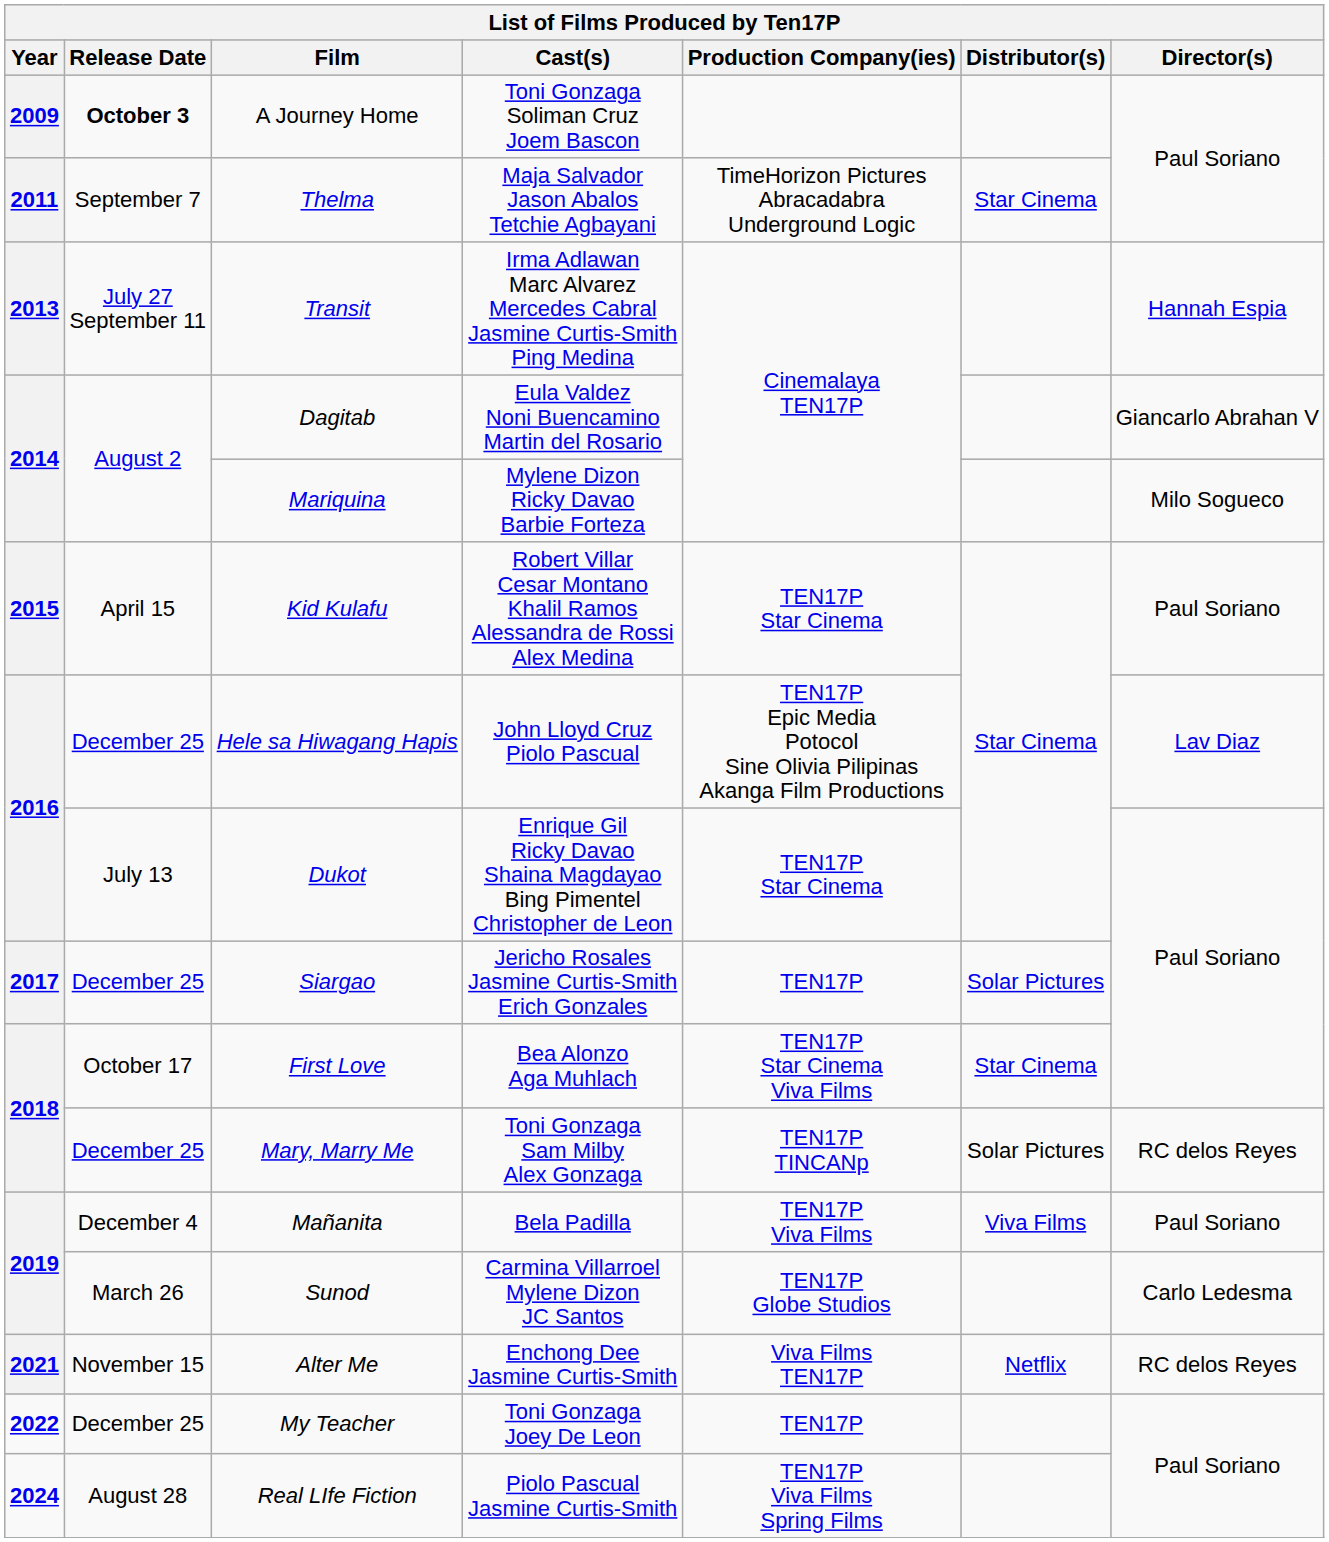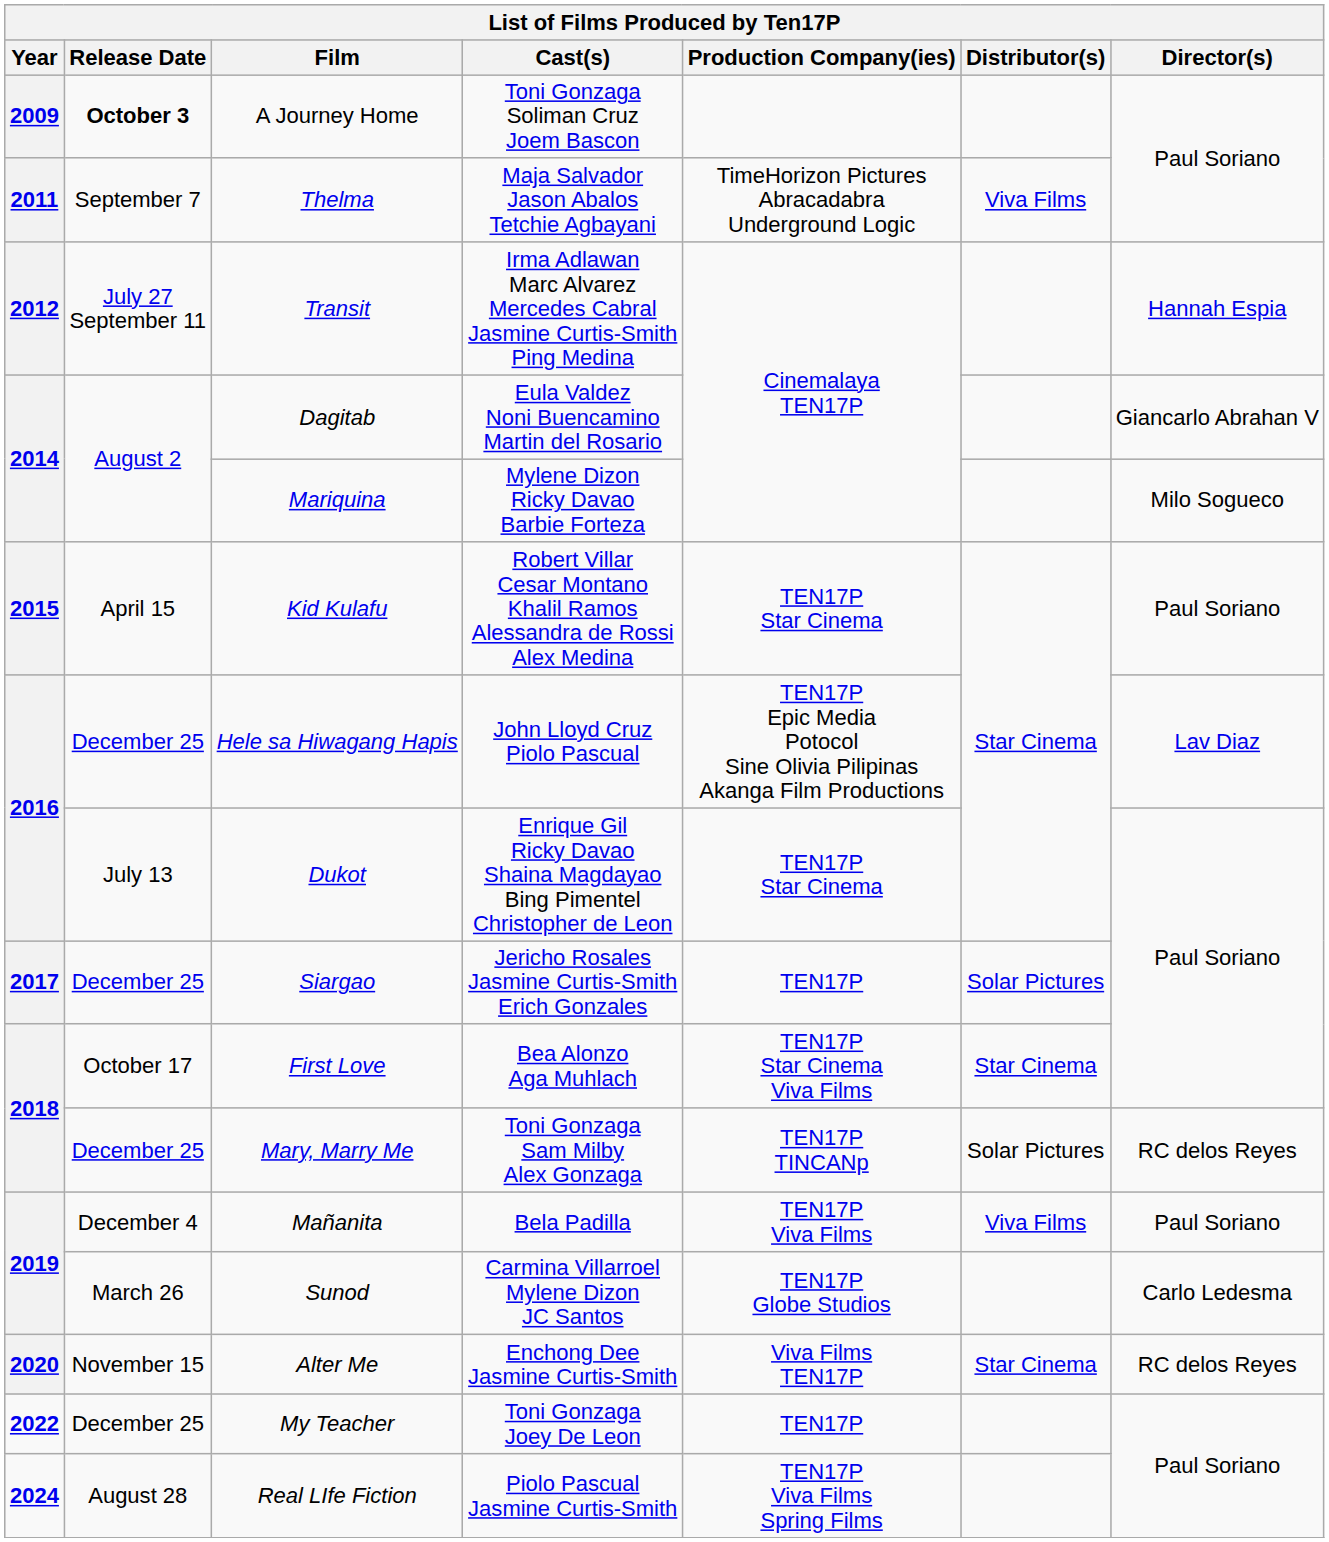(1036, 200) Star Cinema -> (1036, 200) Viva Films
(34, 309) 2013 -> (34, 309) 2012
(34, 1365) 2021 -> (34, 1365) 2020
(1036, 1365) Netflix -> (1036, 1365) Star Cinema
